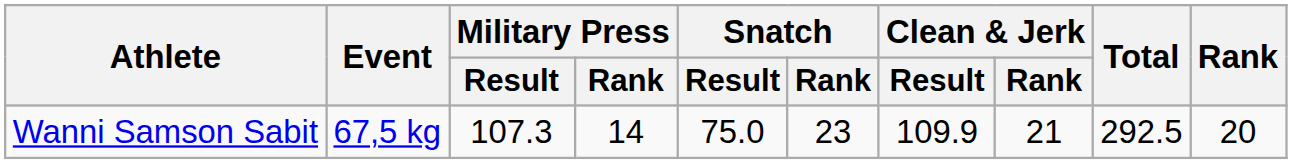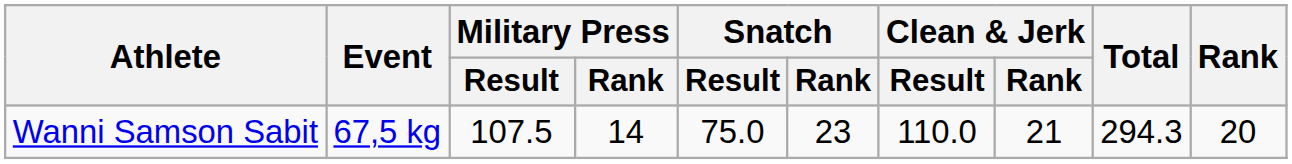(511, 132) 107.3 -> (511, 132) 107.5
(937, 132) 109.9 -> (937, 132) 110.0
(1141, 132) 292.5 -> (1141, 132) 294.3
